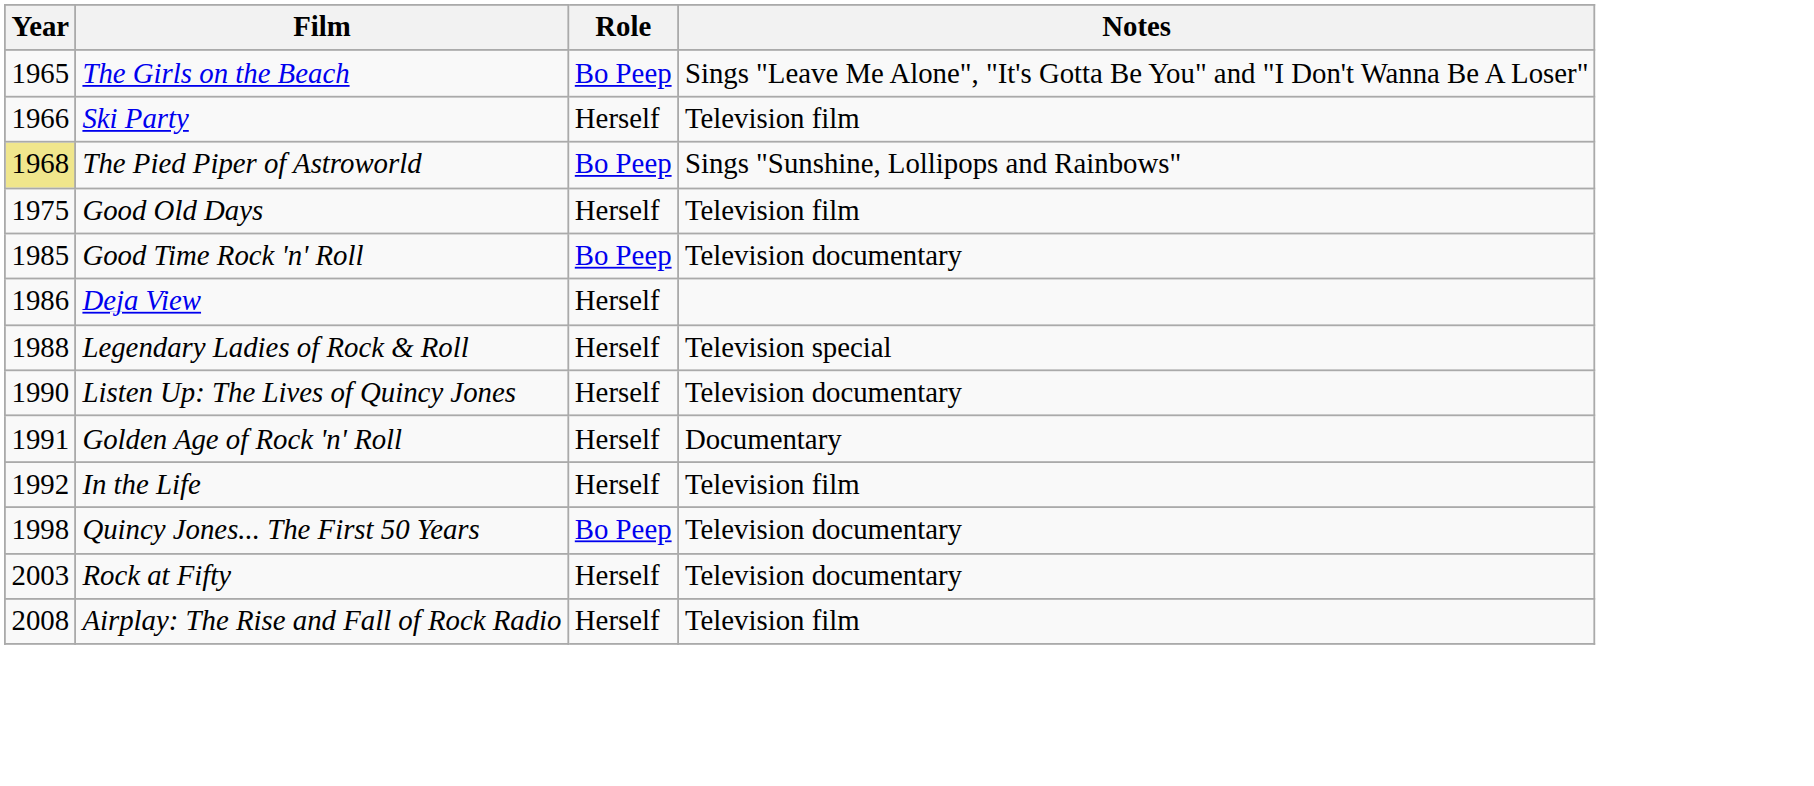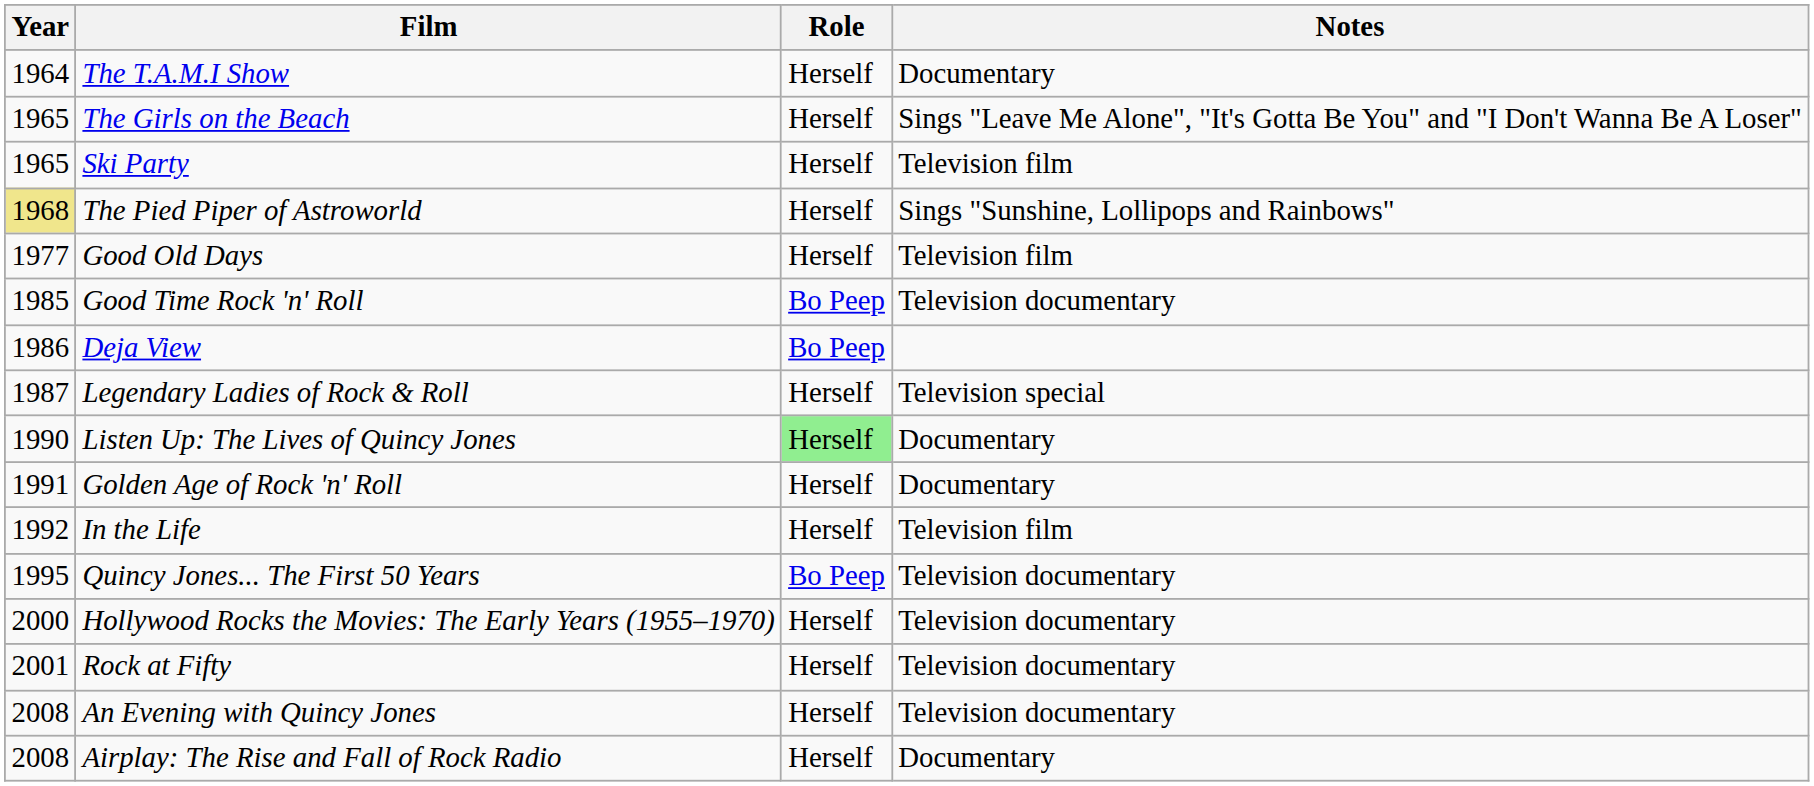+ row: (186, 73)
(623, 73) Bo Peep -> (831, 118) Herself
(40, 118) 1966 -> (40, 164) 1965
(623, 164) Bo Peep -> (831, 210) Herself
(40, 210) 1975 -> (40, 255) 1977
(617, 301) Herself -> (837, 347) Bo Peep
(40, 347) 1988 -> (40, 392) 1987
(617, 392) no background -> (831, 438) lightgreen background
(823, 392) Television documentary -> (977, 438) Documentary
(40, 529) 1998 -> (40, 575) 1995
+ row: (429, 621)
(40, 575) 2003 -> (40, 666) 2001
+ row: (259, 712)
(772, 621) Television film -> (977, 758) Documentary
